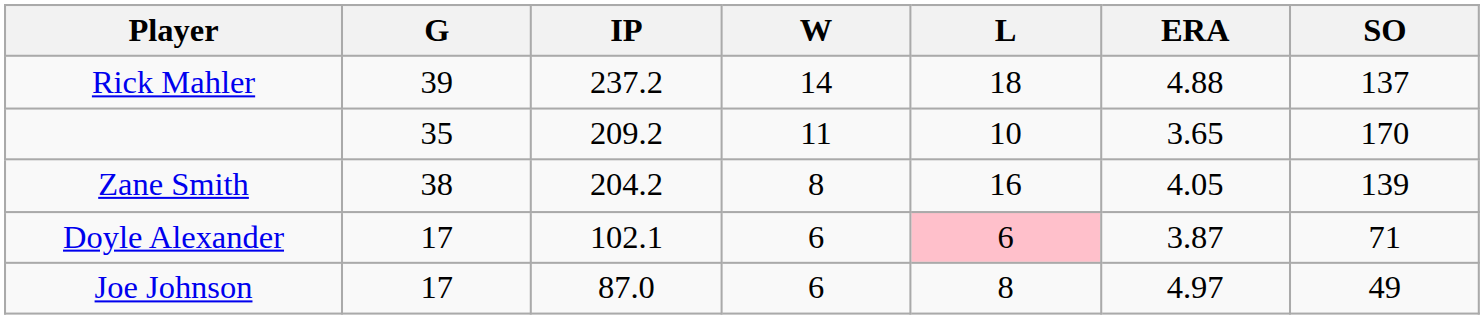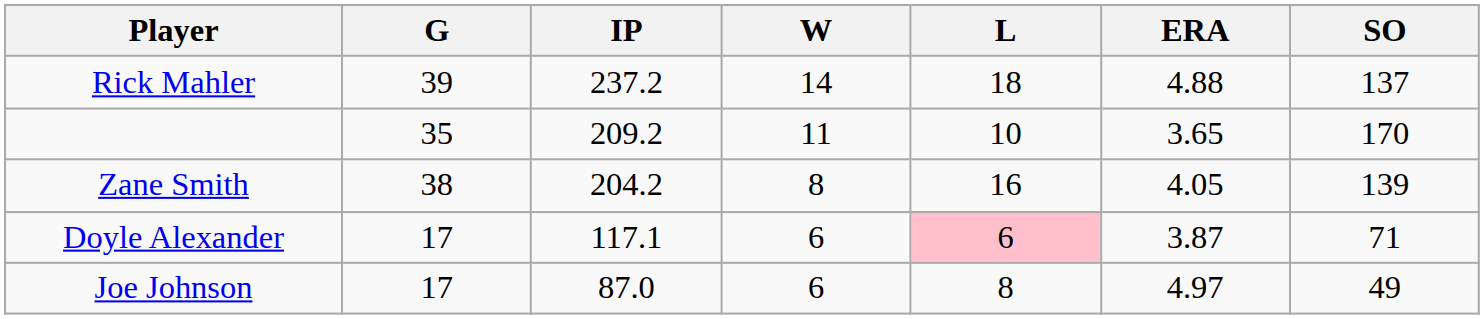(626, 236) 102.1 -> (626, 236) 117.1
